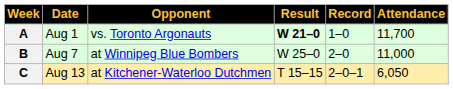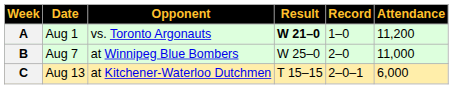(396, 34) 11,700 -> (396, 34) 11,200
(393, 73) 6,050 -> (393, 73) 6,000
